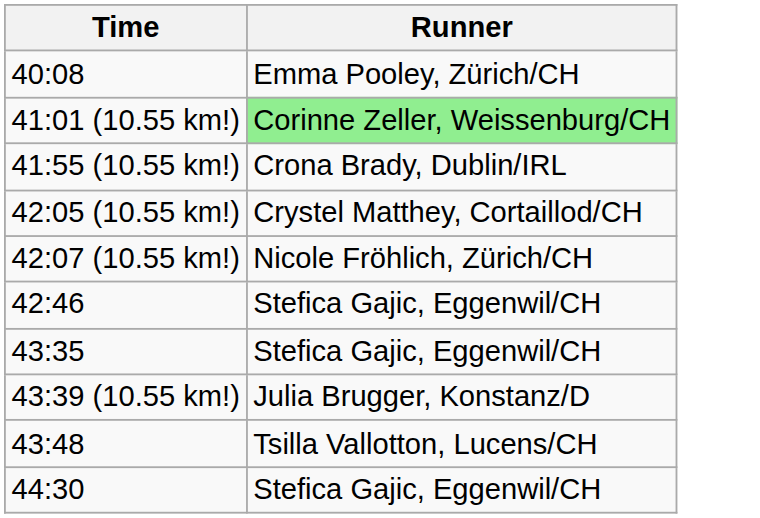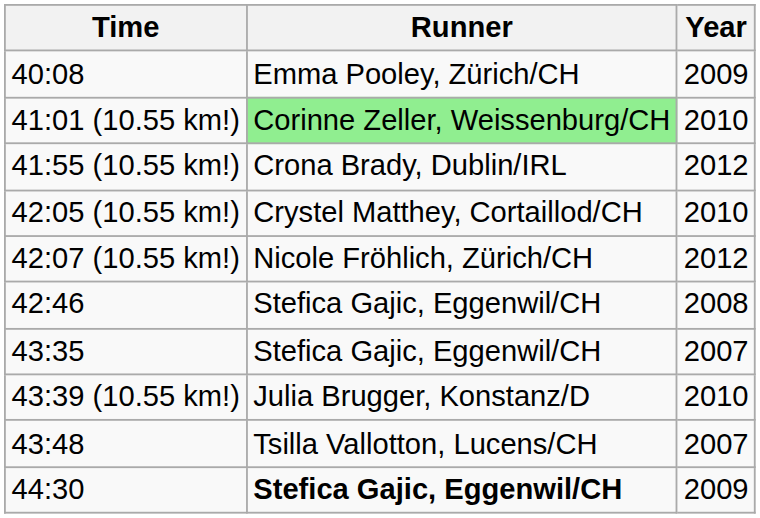+ column: (716, 27)
(427, 489) normal -> (438, 489) bold
